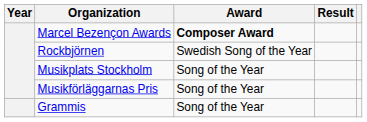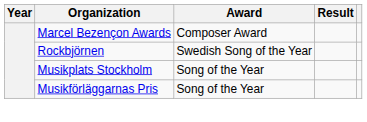(225, 32) bold -> (222, 32) normal
- row: (62, 107)
